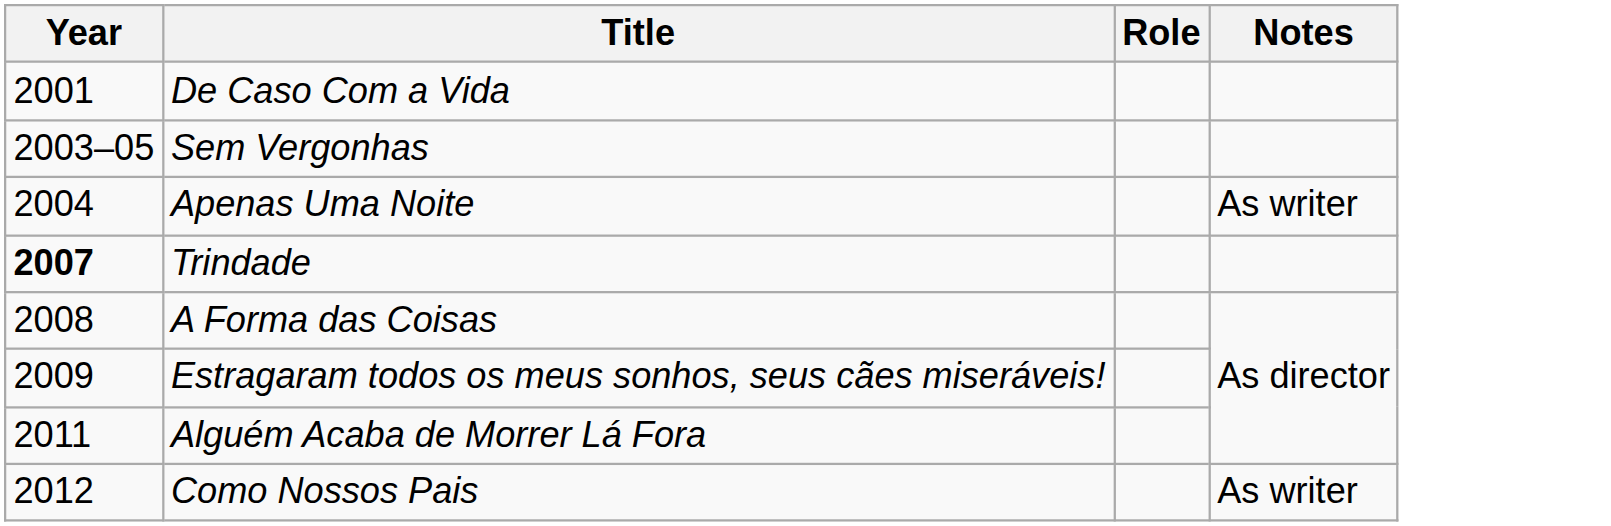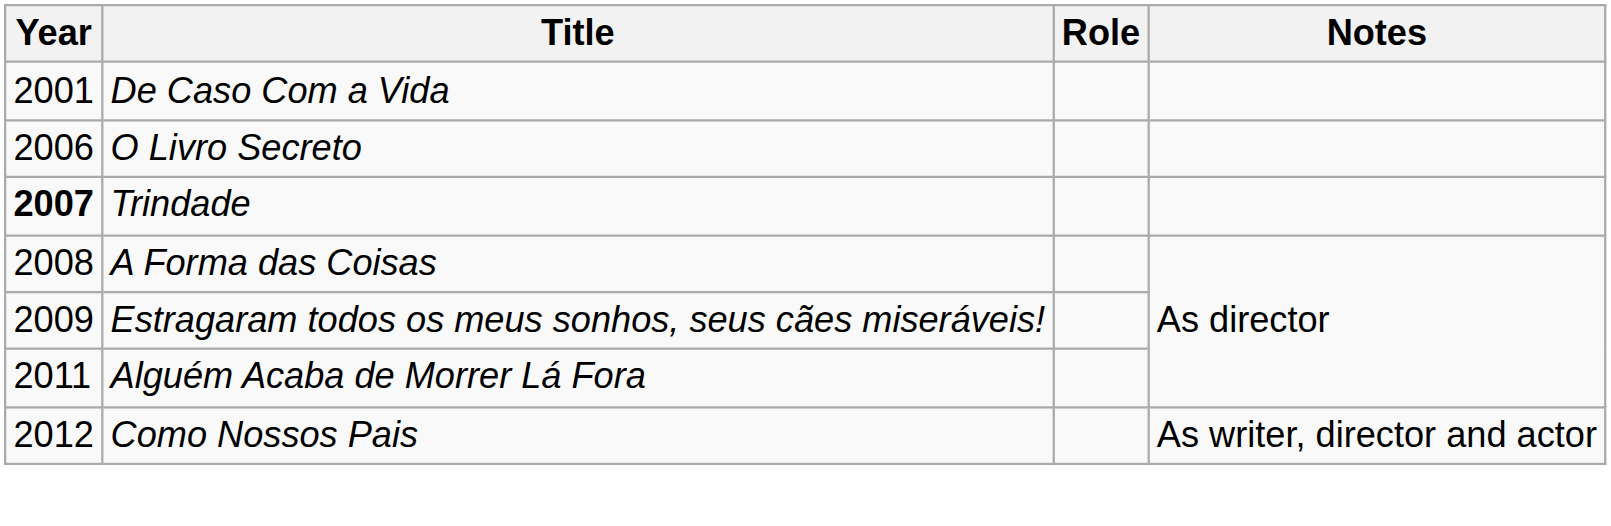- row: (300, 147)
- row: (323, 205)
+ row: (236, 147)
(1287, 491) As writer -> (1377, 434) As writer, director and actor
